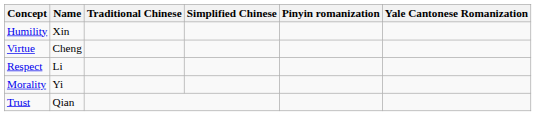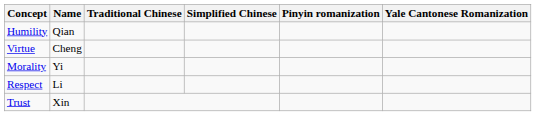(61, 31) Xin -> (63, 31) Qian
rows swapped: (25, 66) <-> (27, 84)
(63, 102) Qian -> (61, 102) Xin
